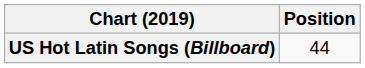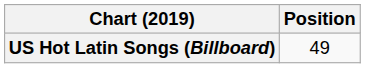(320, 47) 44 -> (320, 47) 49
